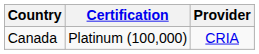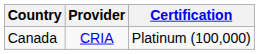columns swapped: (222, 15) <-> (128, 15)
